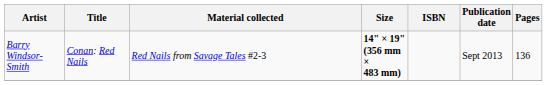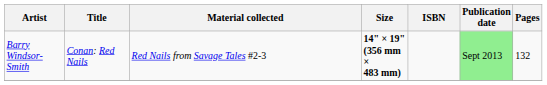(482, 55) no background -> (482, 55) lightgreen background
(523, 55) 136 -> (523, 55) 132
